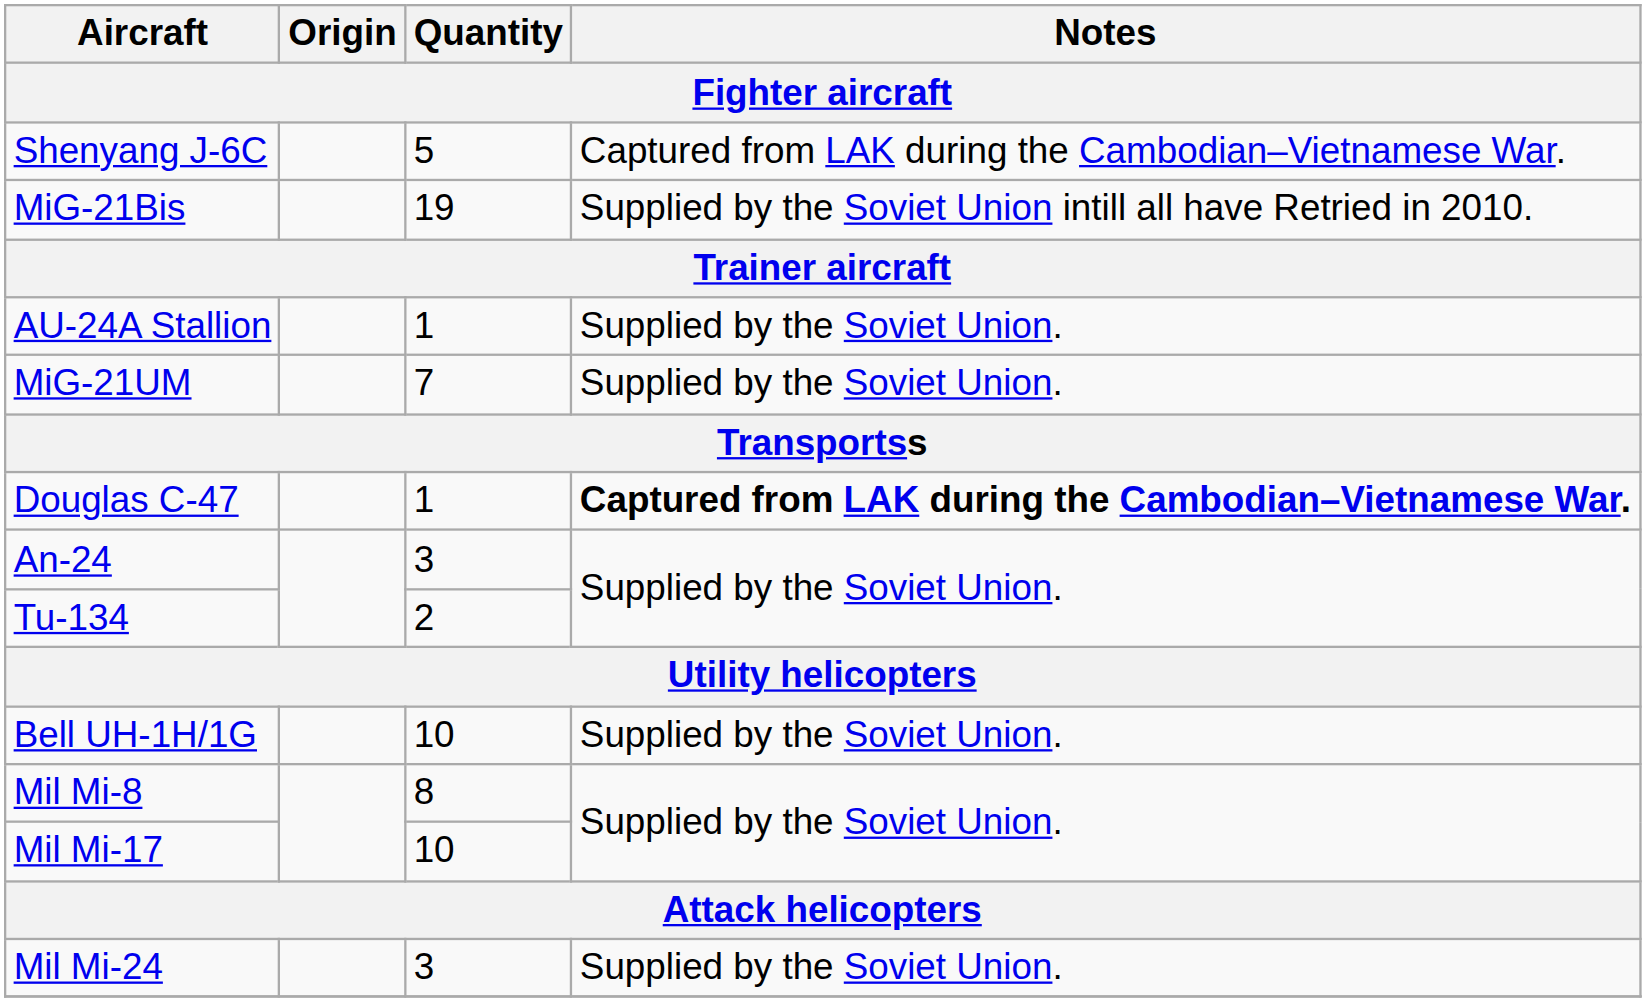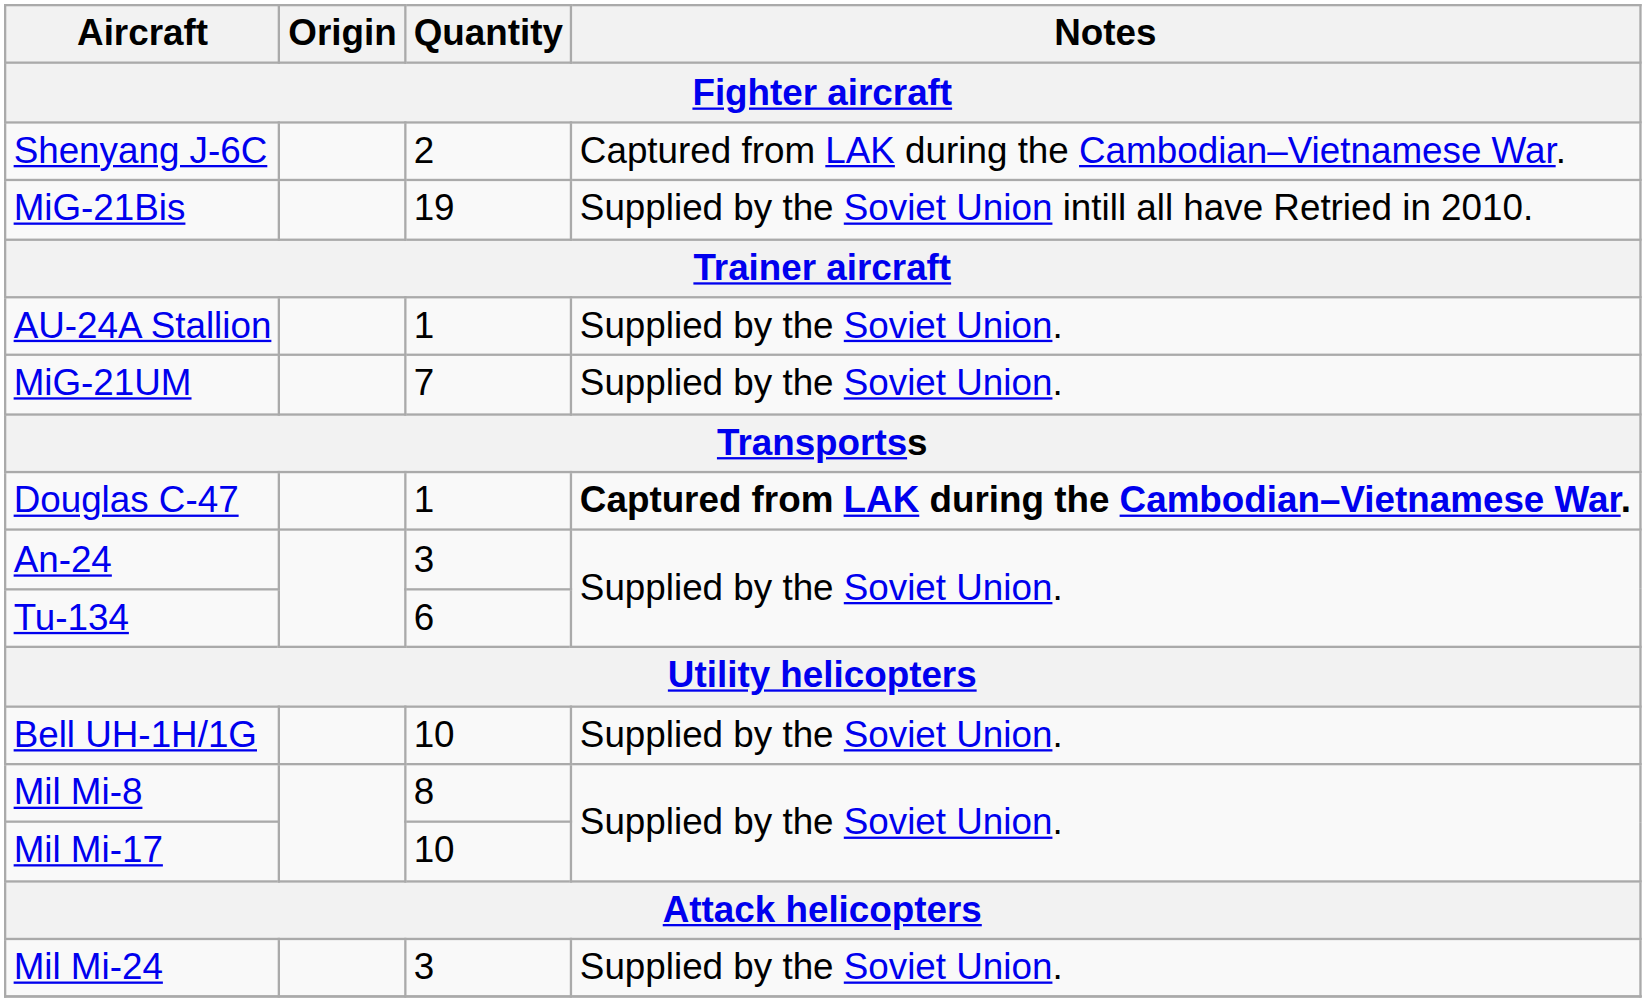(424, 150) 5 -> (424, 150) 2
(424, 617) 2 -> (424, 617) 6
